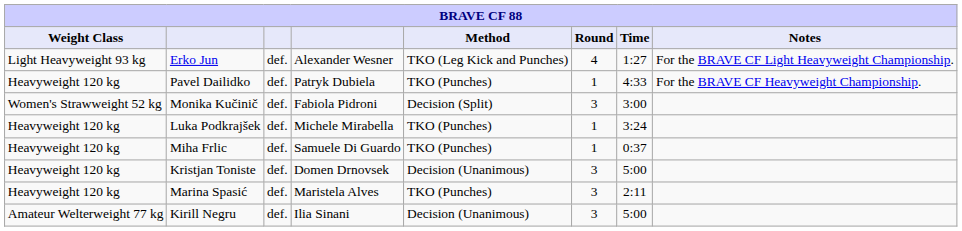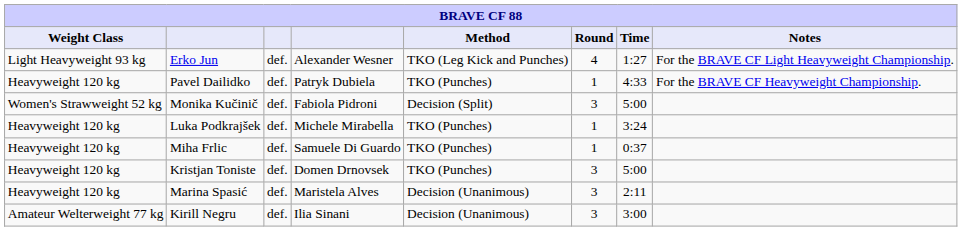(635, 103) 3:00 -> (635, 103) 5:00
(468, 170) Decision (Unanimous) -> (449, 170) TKO (Punches)
(449, 192) TKO (Punches) -> (468, 192) Decision (Unanimous)
(635, 214) 5:00 -> (635, 214) 3:00
